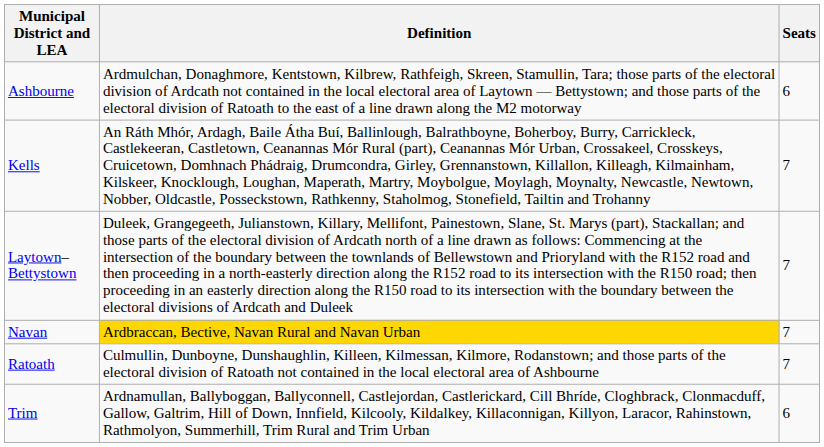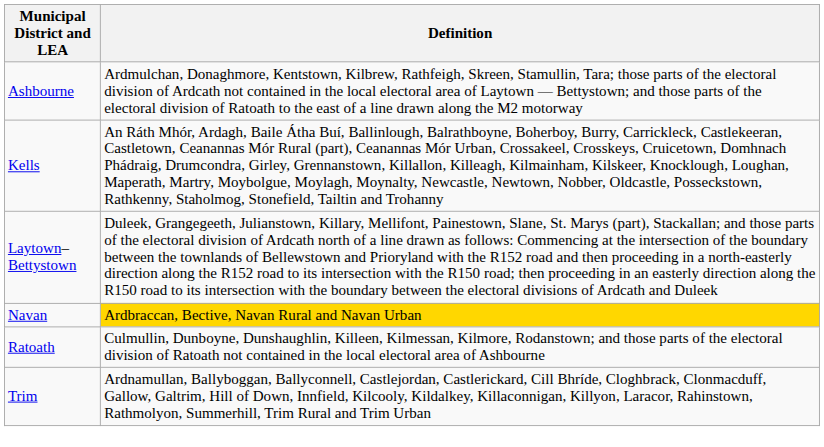- column: (799, 33)
